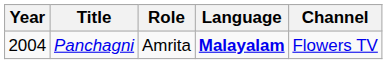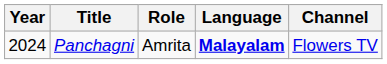(27, 44) 2004 -> (27, 44) 2024
